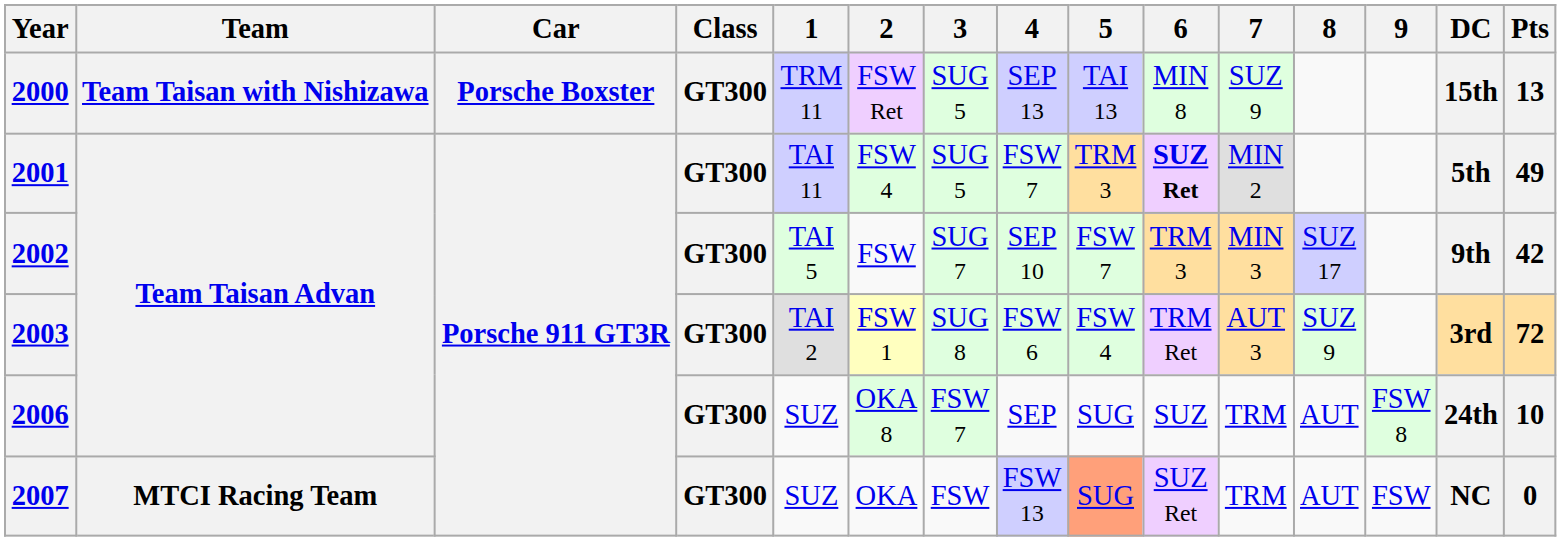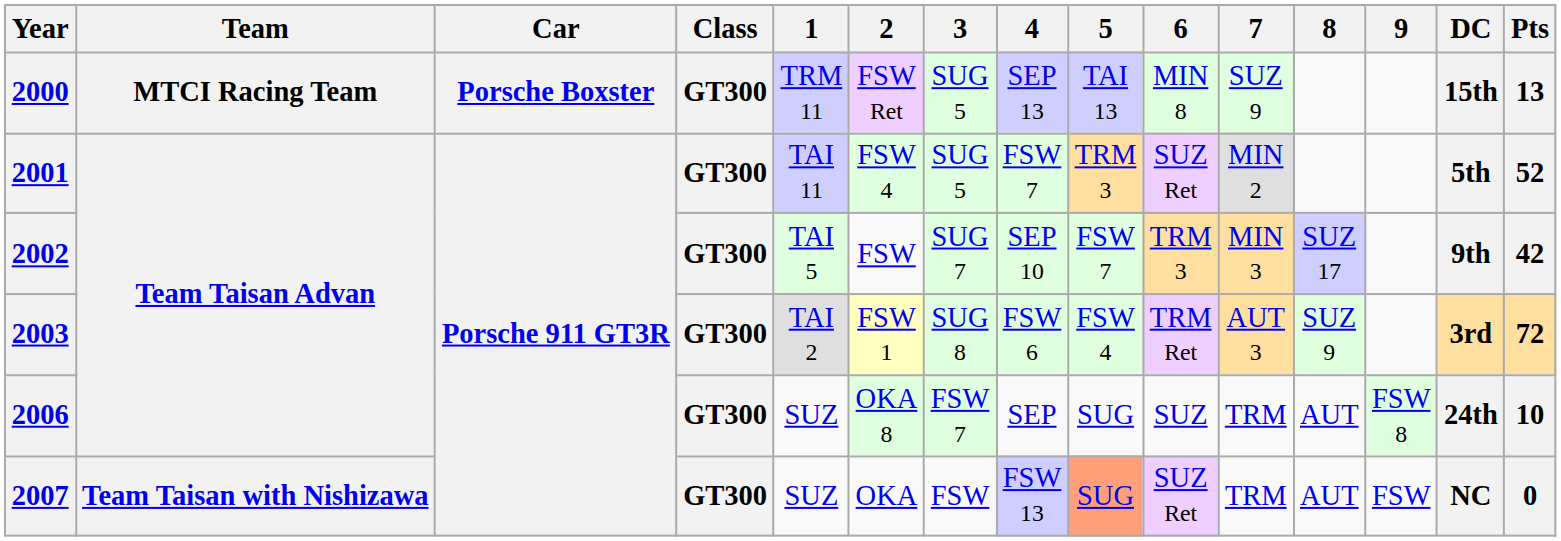(255, 92) Team Taisan with Nishizawa -> (255, 92) MTCI Racing Team
(1181, 172) bold -> (1181, 172) normal
(1530, 172) 49 -> (1530, 172) 52
(255, 495) MTCI Racing Team -> (255, 495) Team Taisan with Nishizawa
